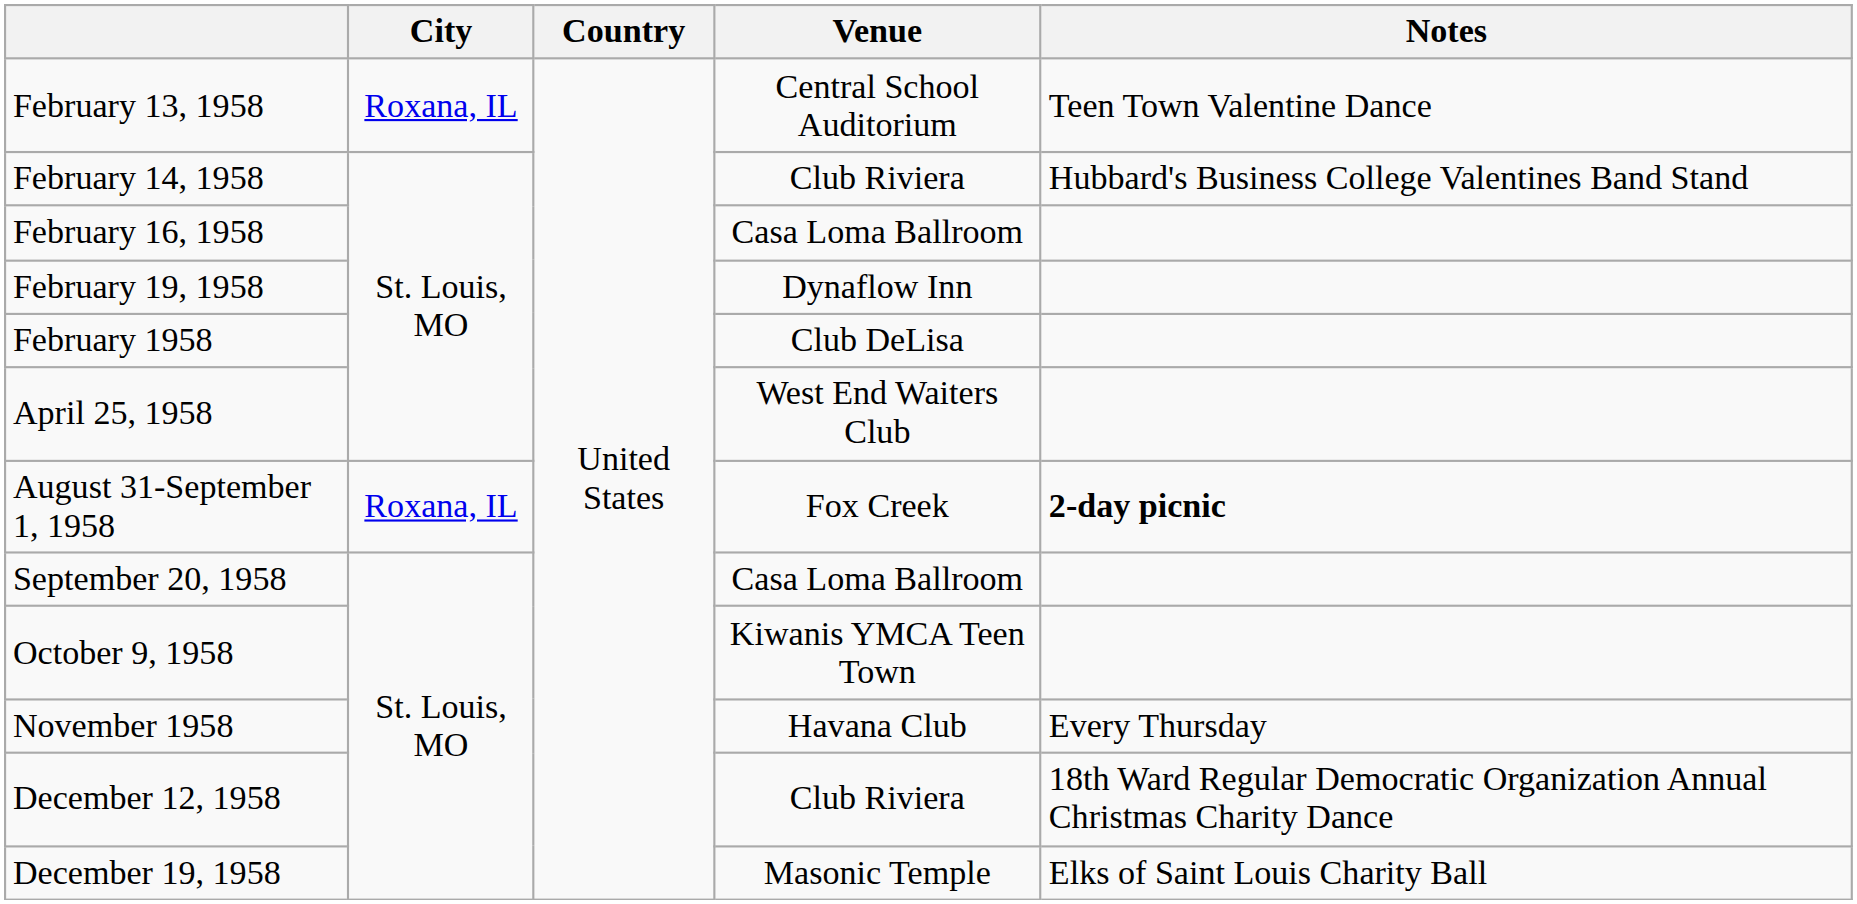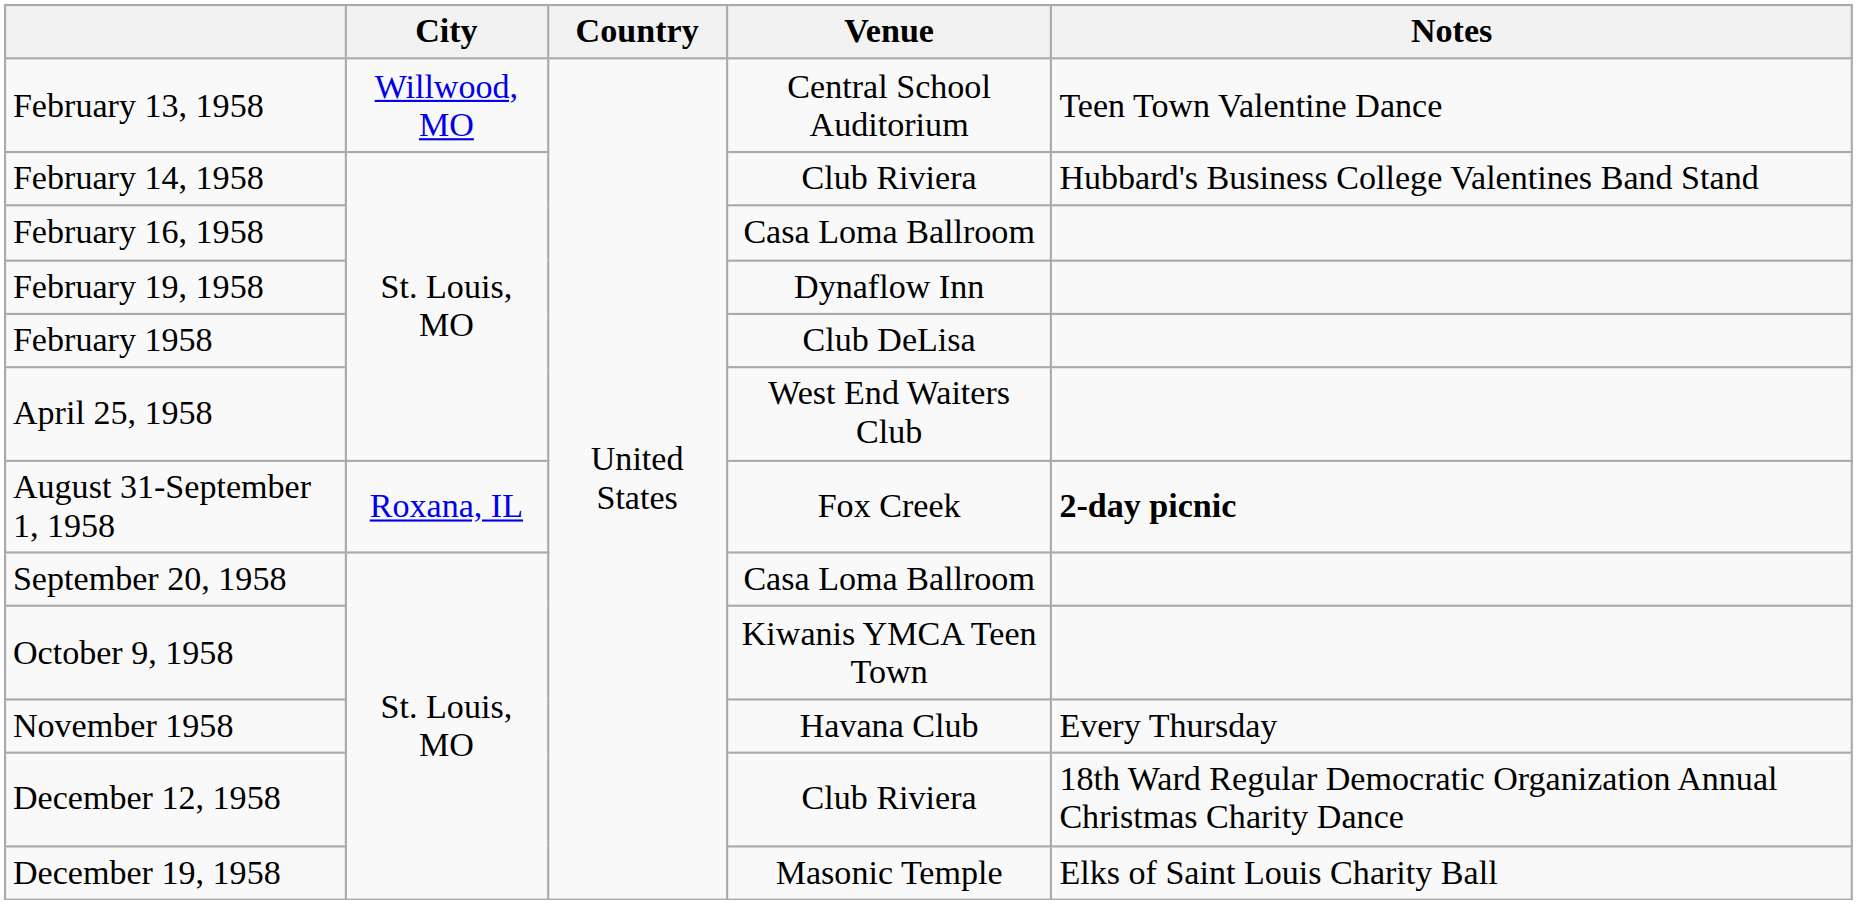(441, 104) Roxana, IL -> (446, 104) Willwood, MO
